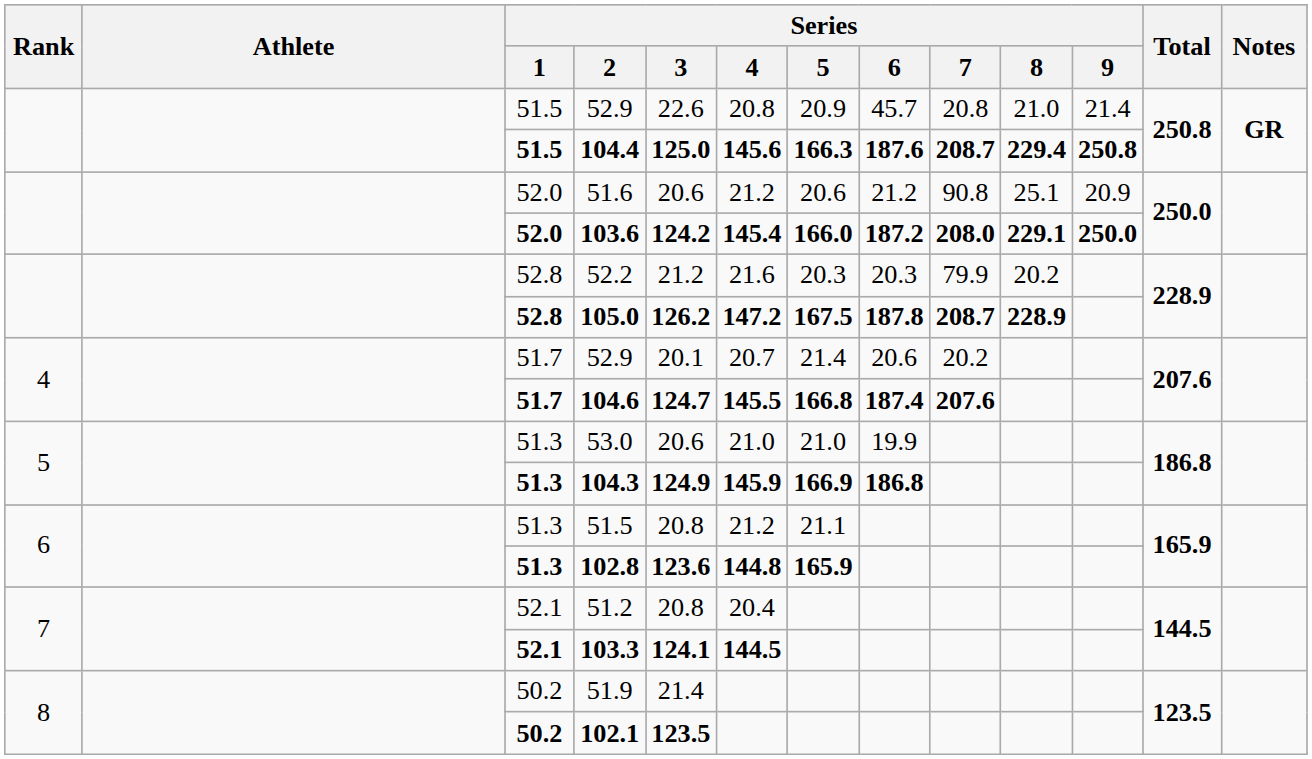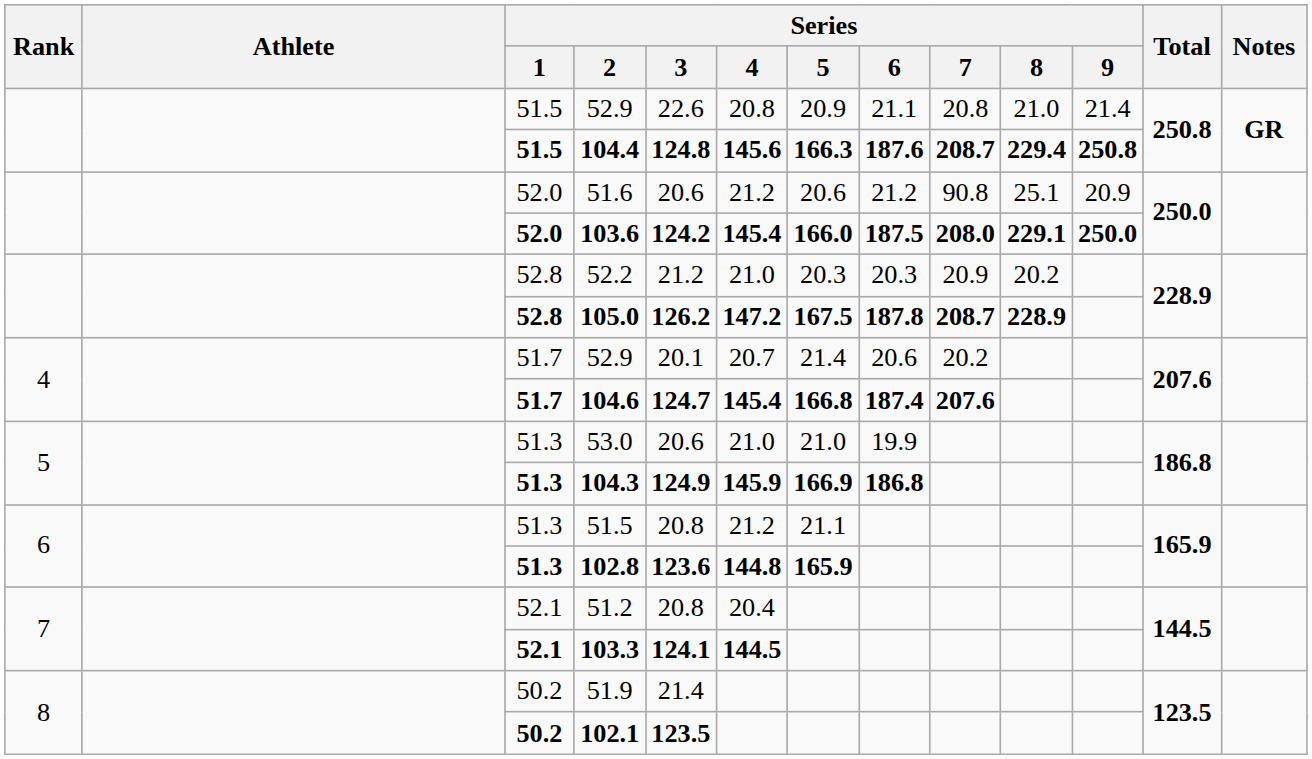(894, 108) 45.7 -> (894, 108) 21.1
(681, 150) 125.0 -> (681, 150) 124.8
(894, 233) 187.2 -> (894, 233) 187.5
(752, 274) 21.6 -> (752, 274) 21.0
(965, 274) 79.9 -> (965, 274) 20.9
(752, 399) 145.5 -> (752, 399) 145.4
